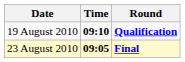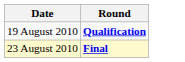- column: (96, 13)
